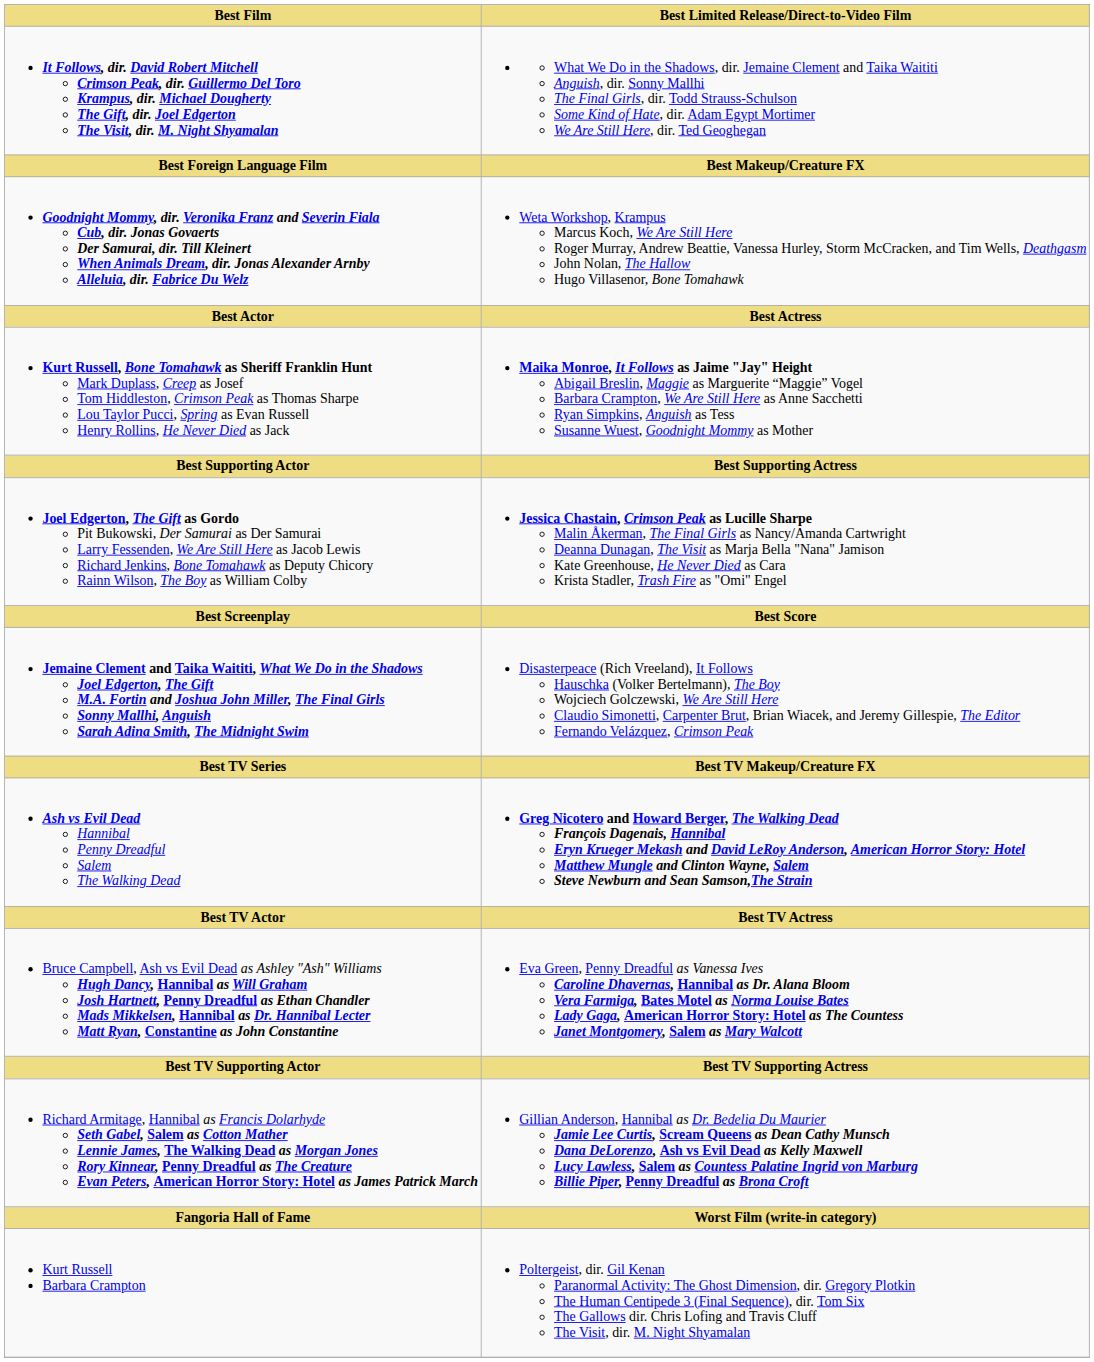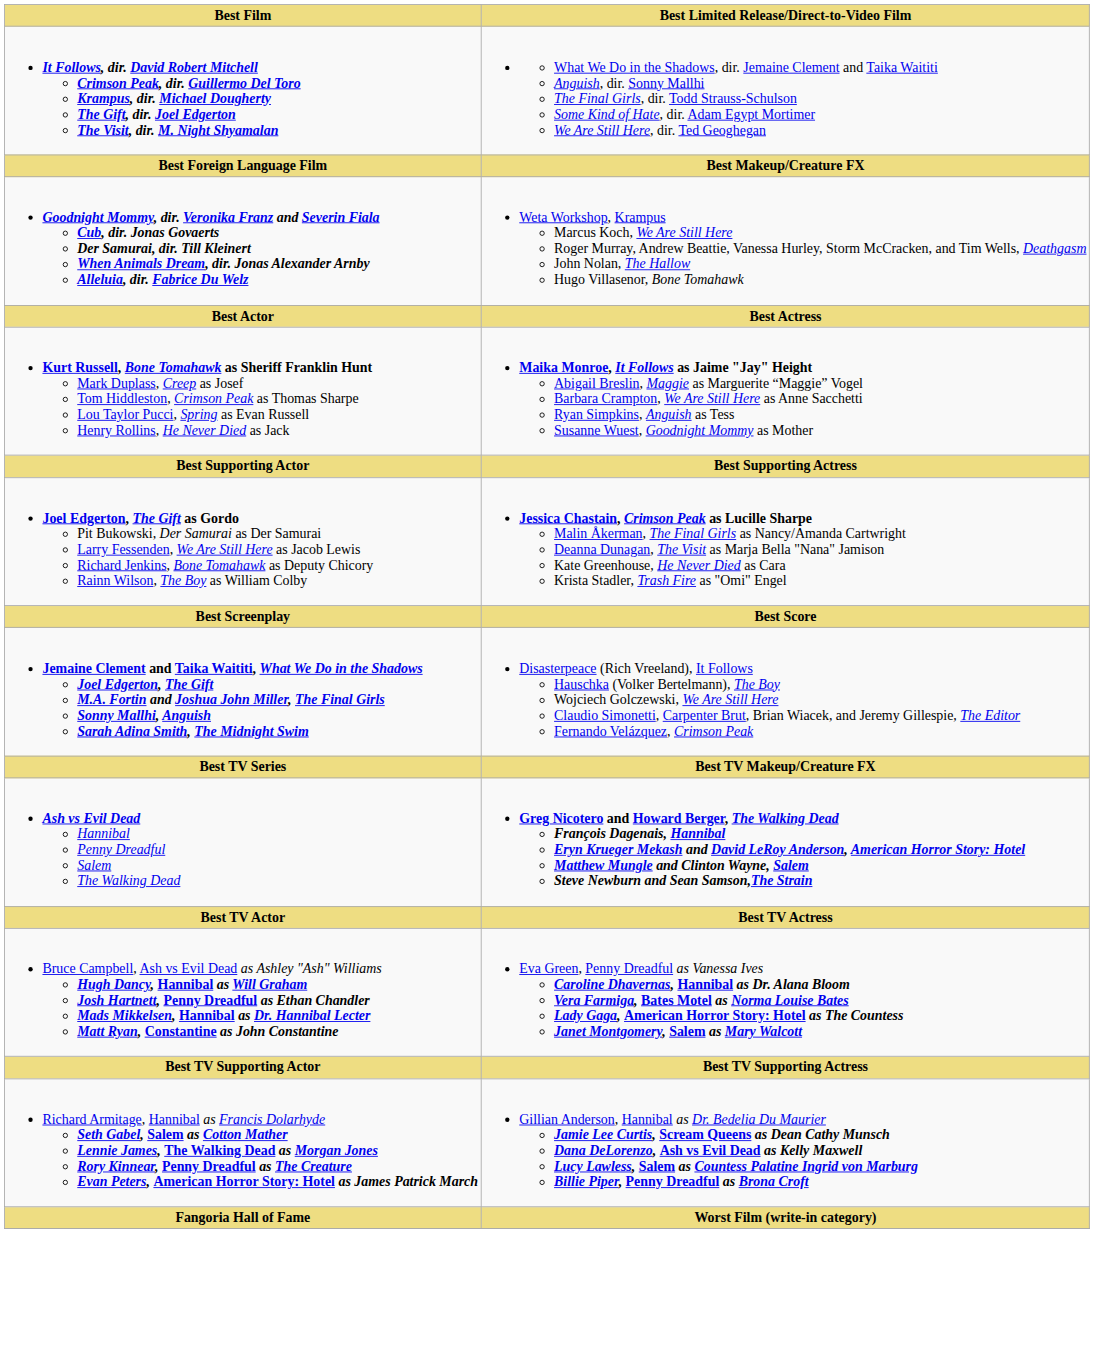- row: (243, 1277)
